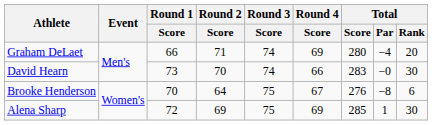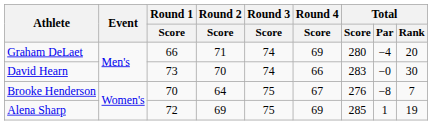(412, 91) 6 -> (412, 91) 7
(412, 110) 30 -> (412, 110) 19
